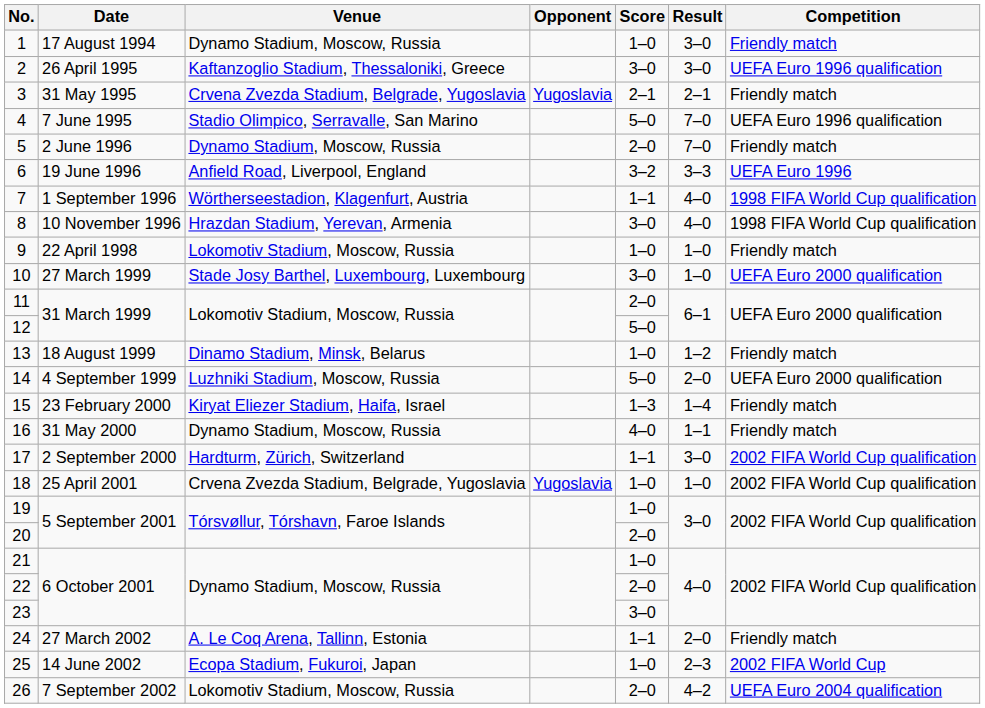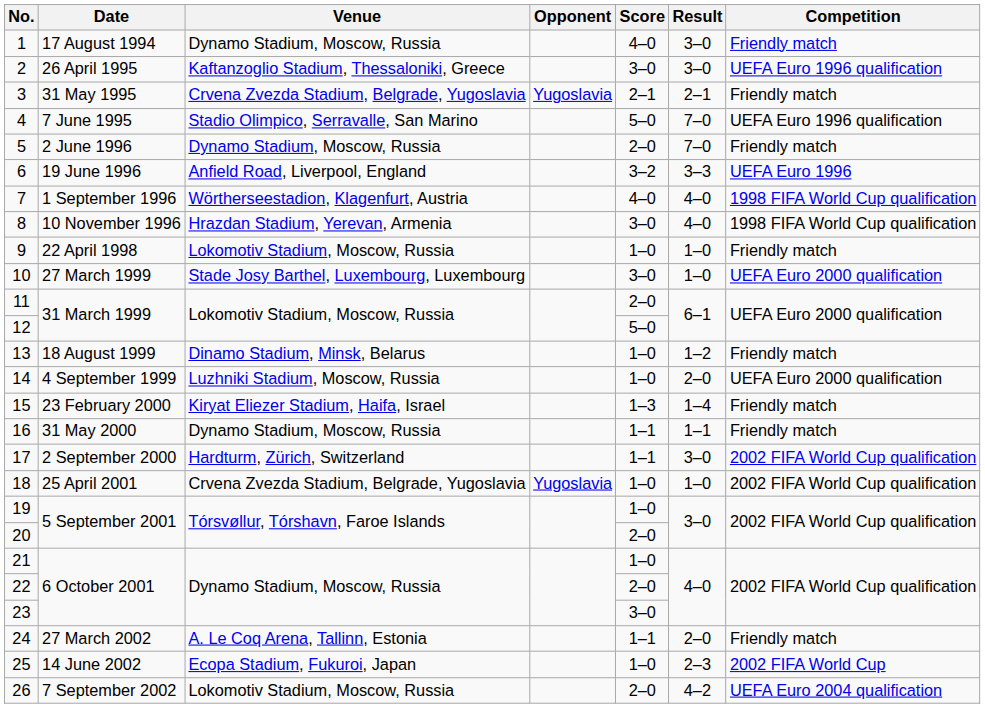(642, 43) 1–0 -> (642, 43) 4–0
(642, 198) 1–1 -> (642, 198) 4–0
(642, 379) 5–0 -> (642, 379) 1–0
(642, 431) 4–0 -> (642, 431) 1–1
